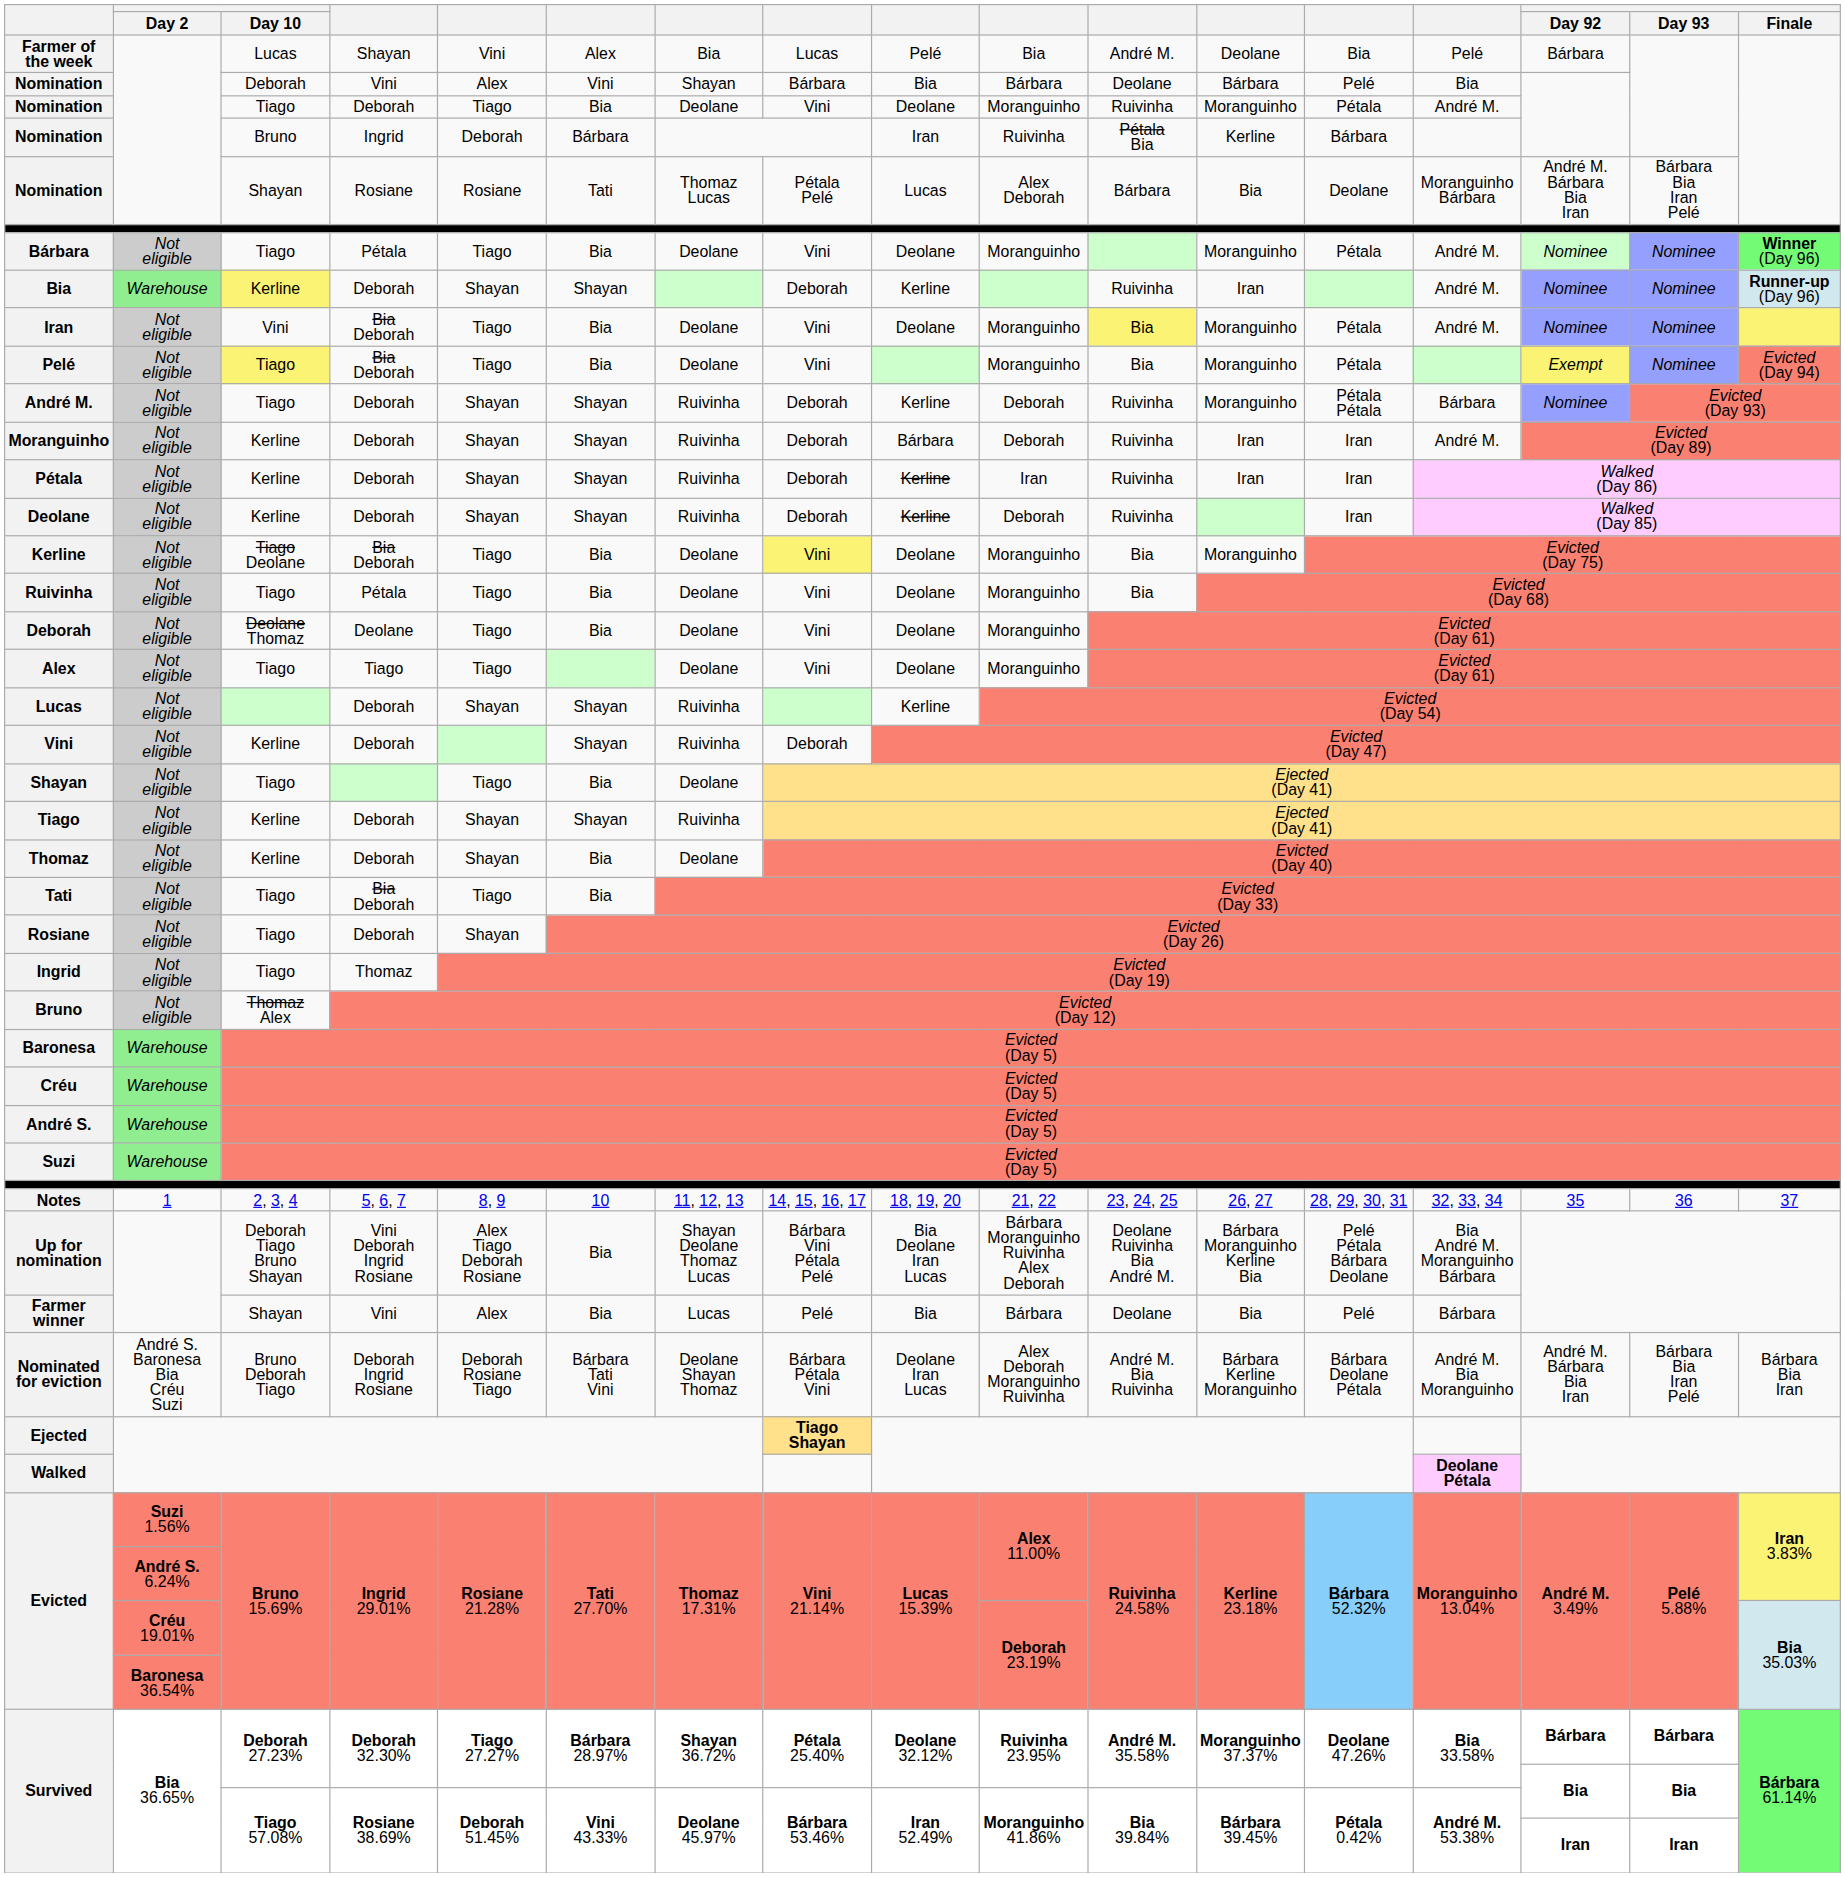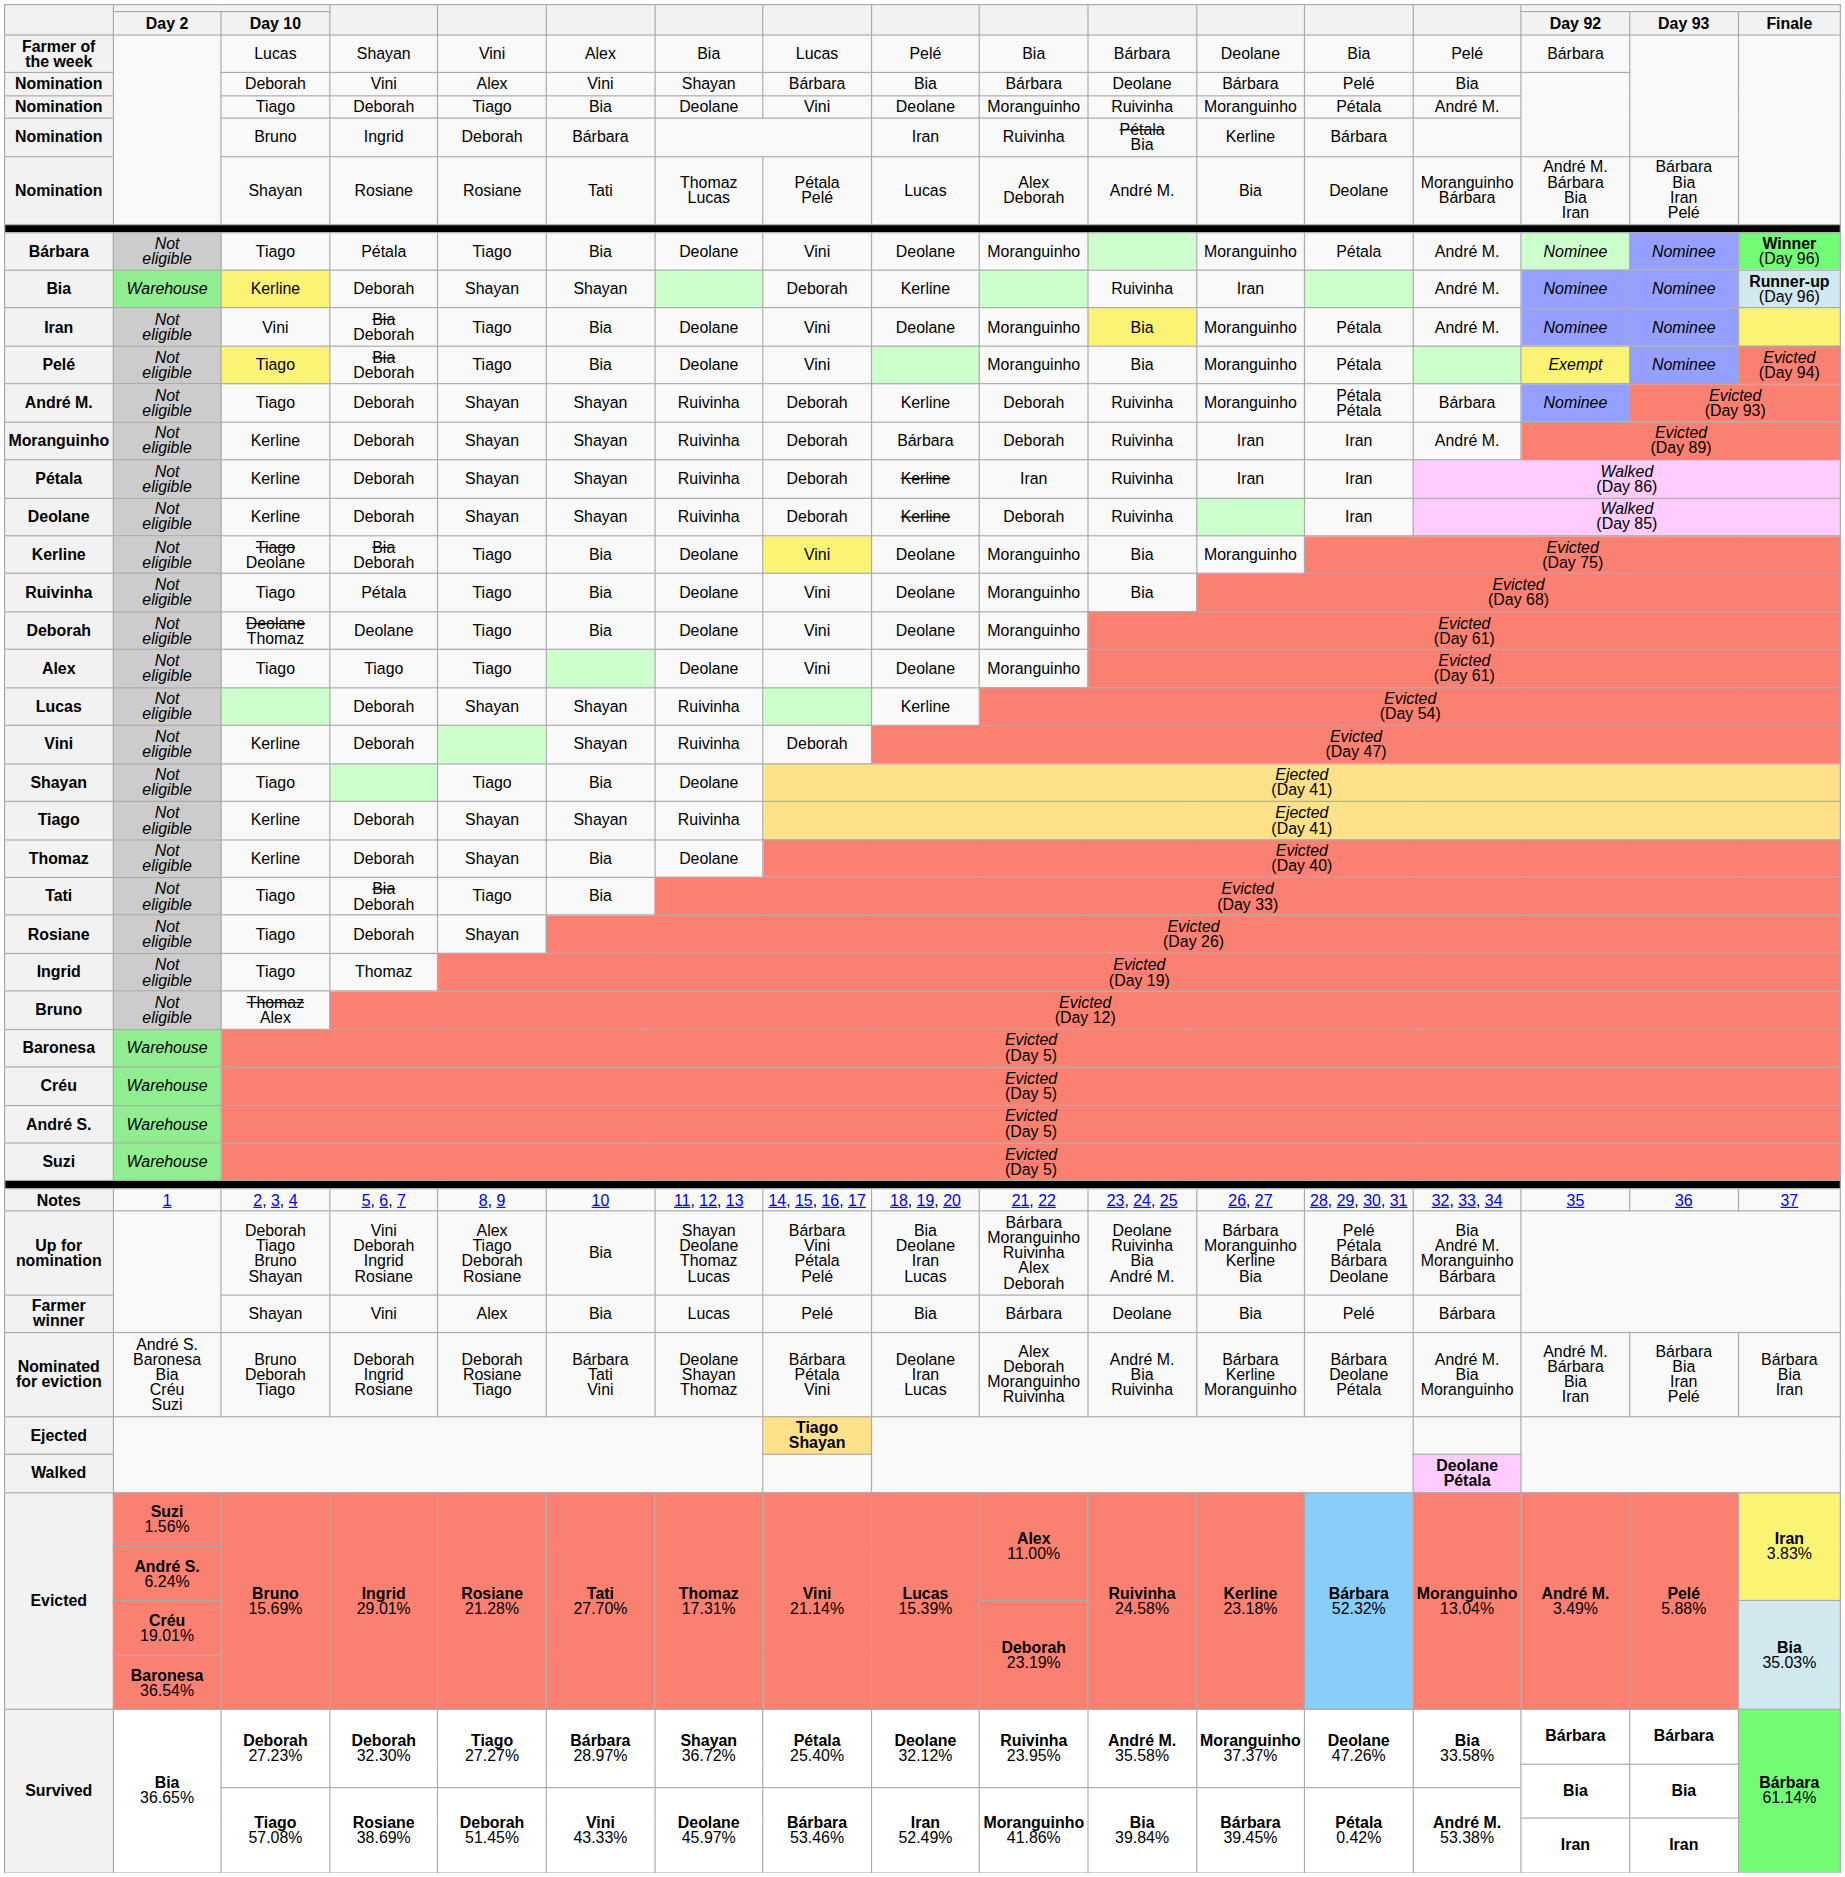(1142, 53) André M. -> (1142, 53) Bárbara
(1142, 190) Bárbara -> (1142, 190) André M.
